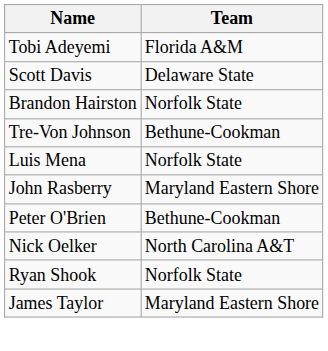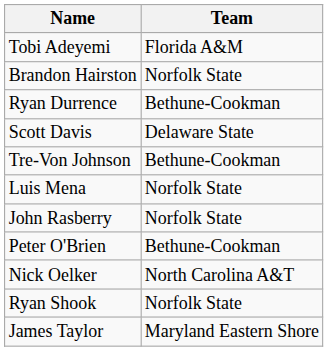rows swapped: (50, 75) <-> (73, 103)
+ row: (63, 103)
(232, 189) Maryland Eastern Shore -> (193, 217) Norfolk State
